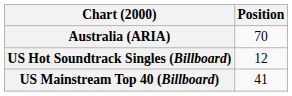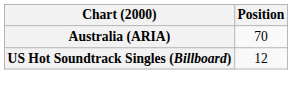- row: (119, 79)
